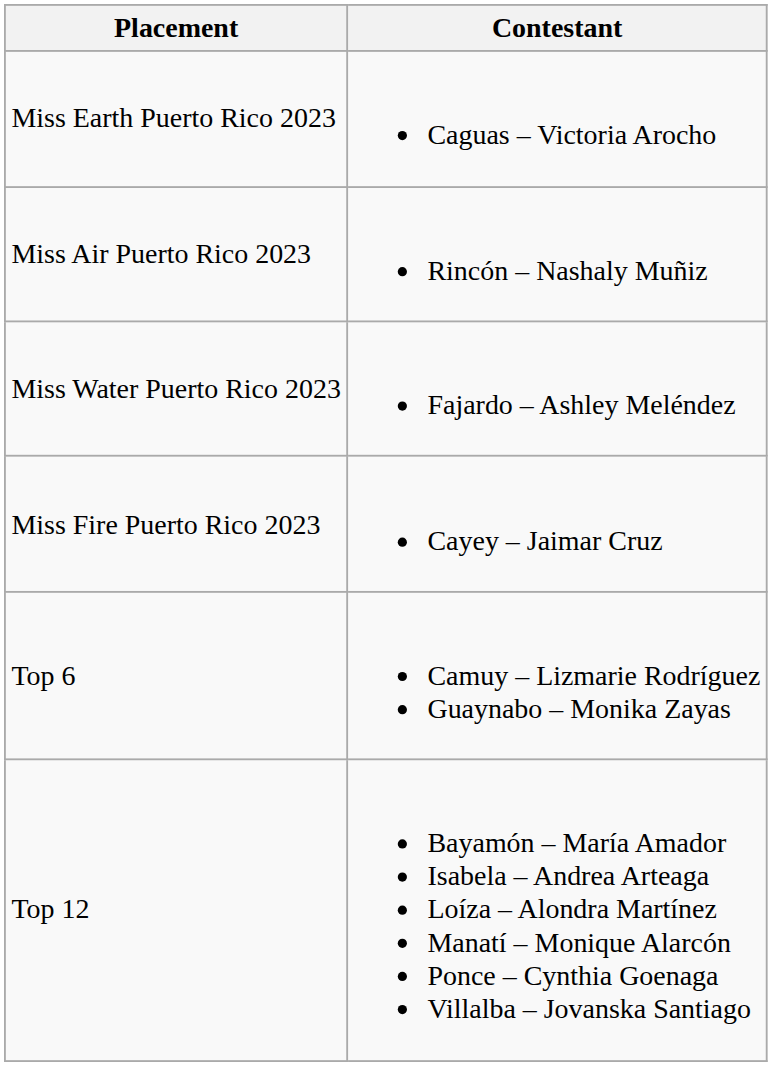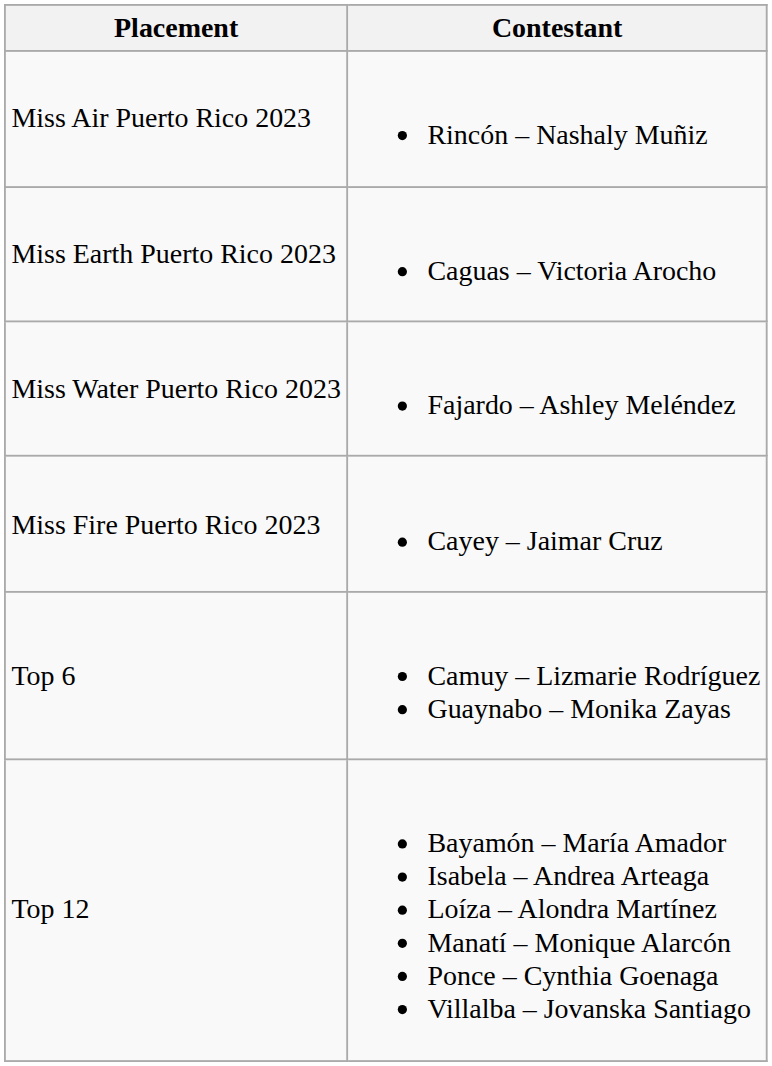rows swapped: (174, 118) <-> (161, 253)
